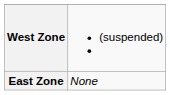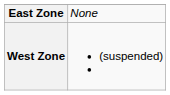rows swapped: (36, 38) <-> (36, 80)
